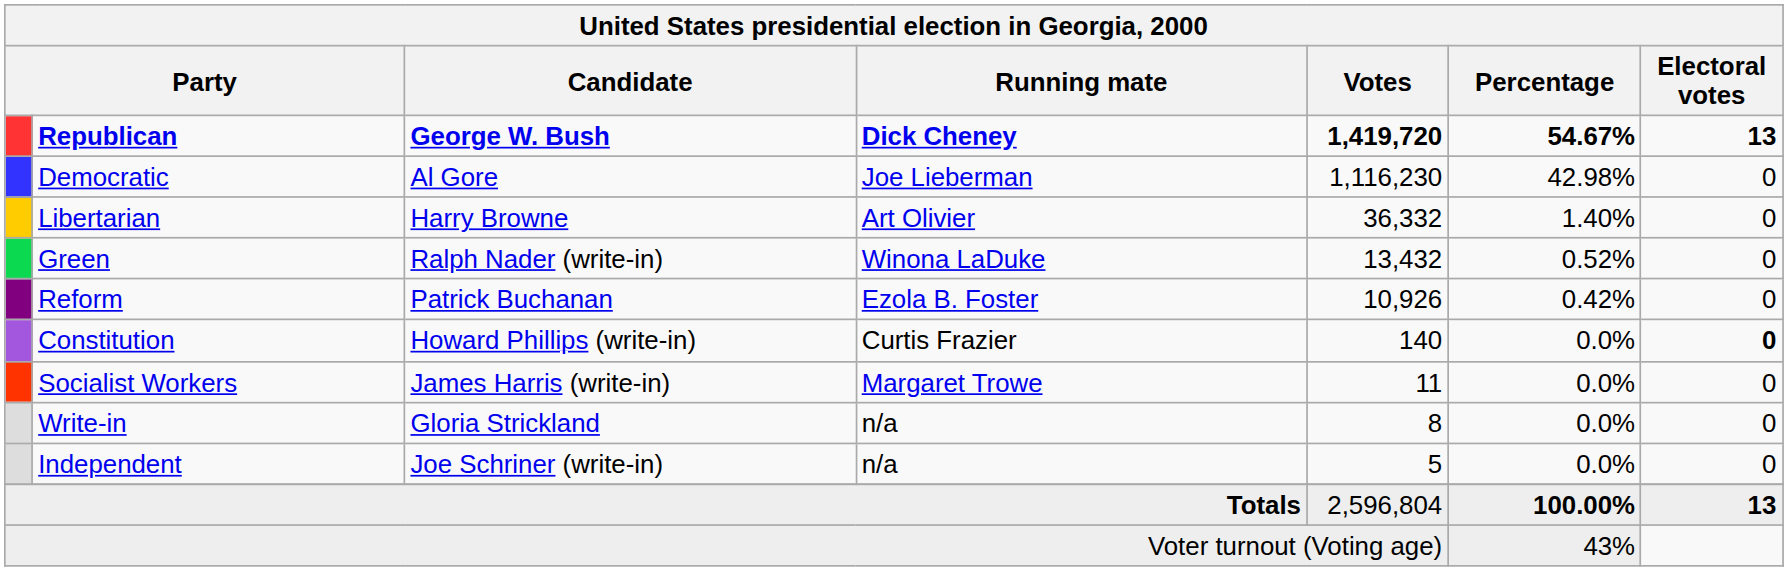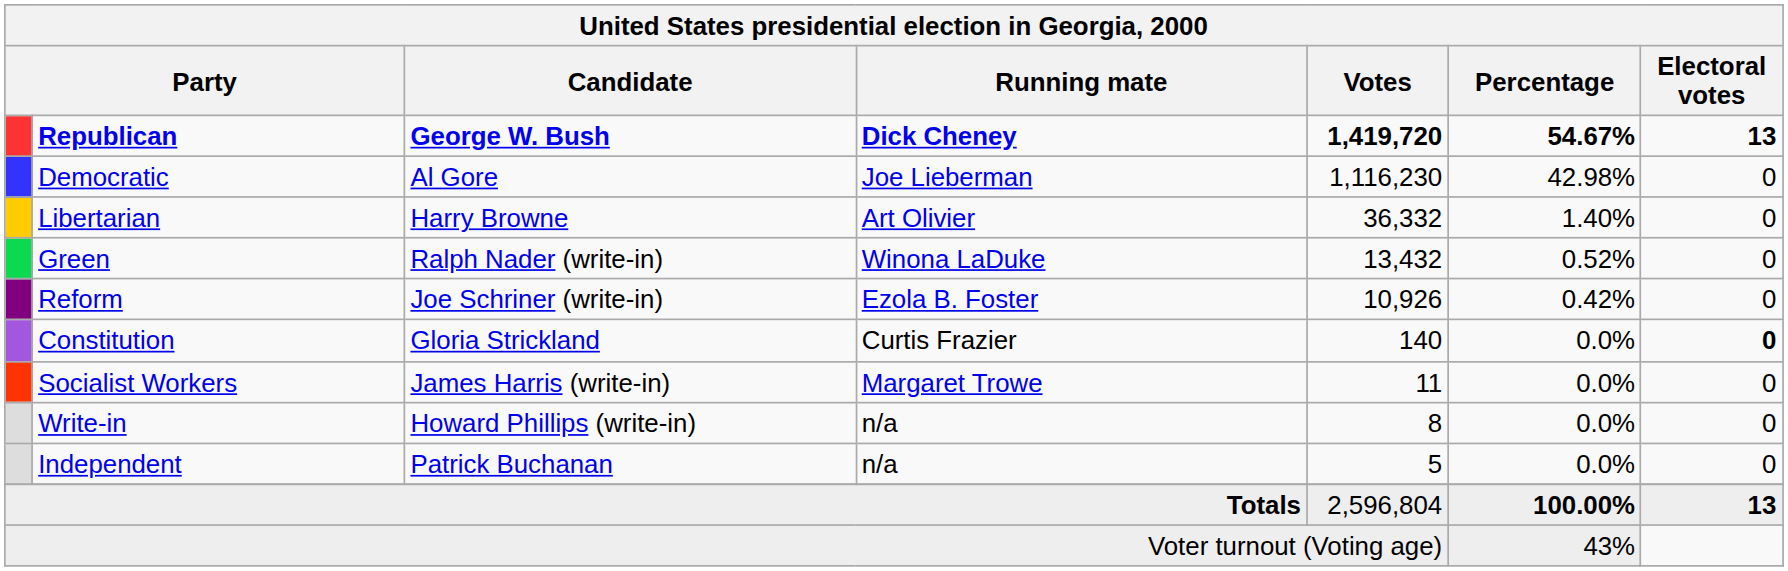(512, 300) Patrick Buchanan -> (537, 300) Joe Schriner (write-in)
(553, 341) Howard Phillips (write-in) -> (505, 341) Gloria Strickland
(505, 423) Gloria Strickland -> (553, 423) Howard Phillips (write-in)
(537, 463) Joe Schriner (write-in) -> (512, 463) Patrick Buchanan
